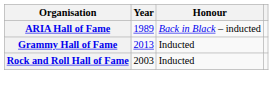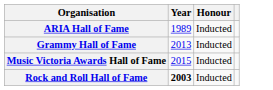(210, 28) Back in Black – inducted -> (214, 28) Inducted
+ row: (86, 61)
(144, 61) normal -> (181, 77) bold
